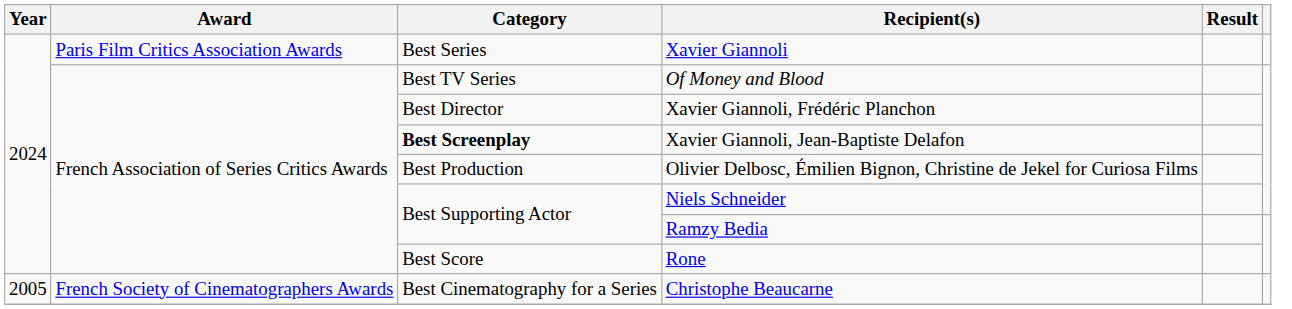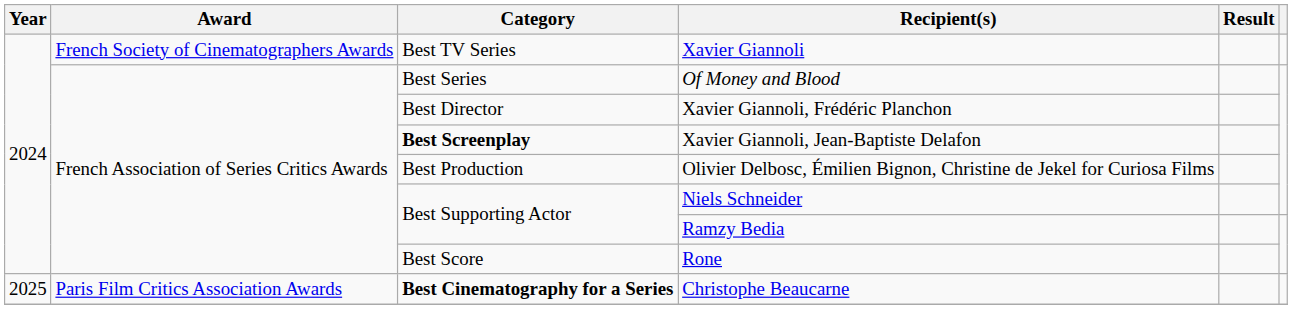(199, 49) Paris Film Critics Association Awards -> (224, 49) French Society of Cinematographers Awards
(444, 49) Best Series -> (459, 49) Best TV Series
(459, 79) Best TV Series -> (444, 79) Best Series
(28, 288) 2005 -> (28, 288) 2025
(224, 288) French Society of Cinematographers Awards -> (199, 288) Paris Film Critics Association Awards
(530, 288) normal -> (538, 288) bold
